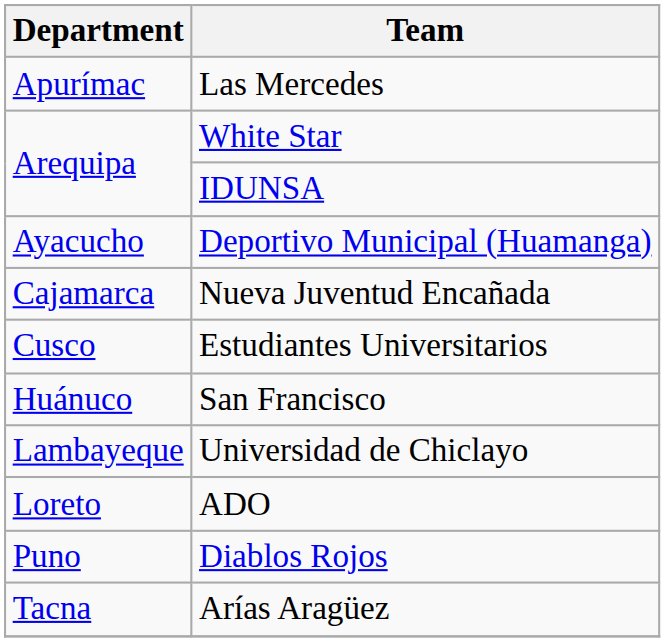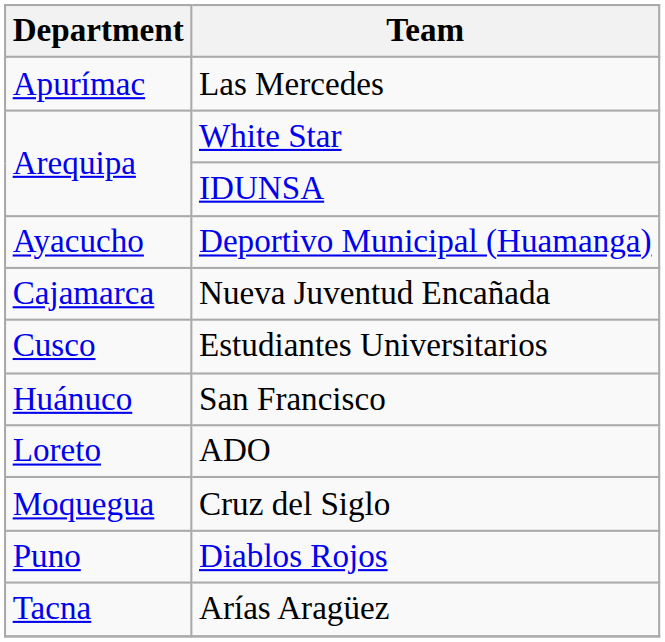- row: (364, 450)
+ row: (295, 503)
